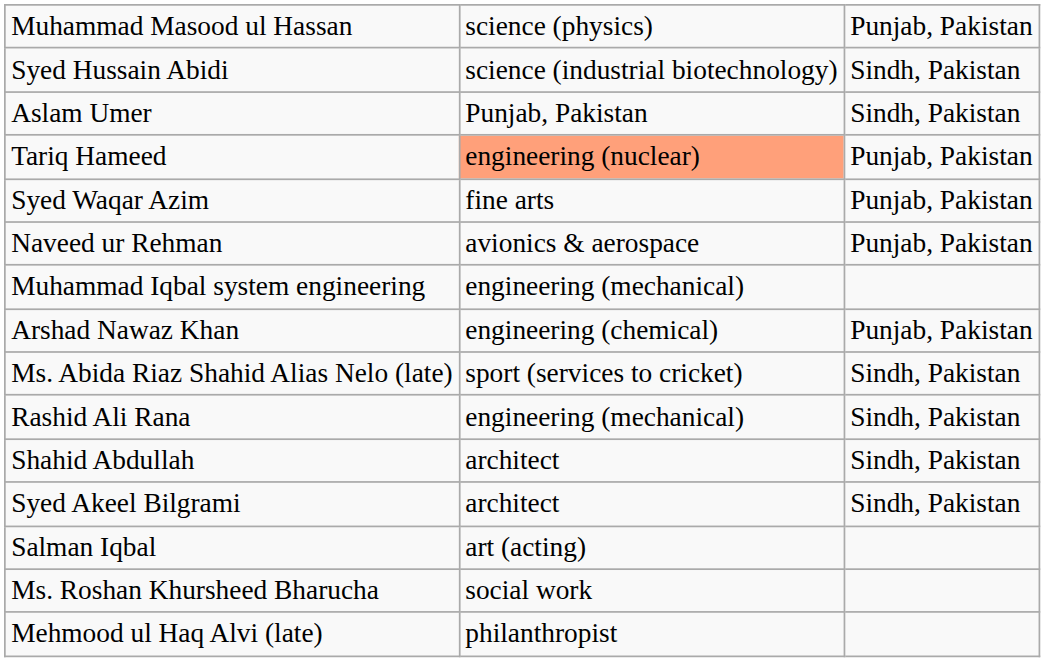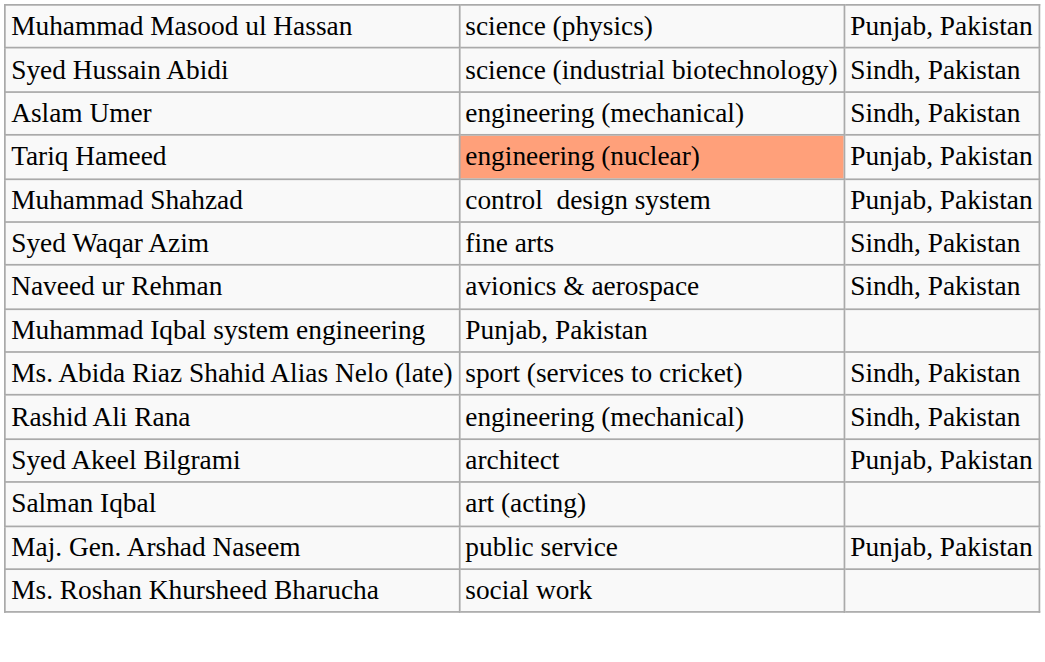(556, 112) Punjab, Pakistan -> (605, 112) engineering (mechanical)
+ row: (127, 199)
(941, 199) Punjab, Pakistan -> (935, 243) Sindh, Pakistan
(941, 243) Punjab, Pakistan -> (935, 286) Sindh, Pakistan
(605, 286) engineering (mechanical) -> (556, 329) Punjab, Pakistan
- row: (125, 329)
- row: (103, 460)
(935, 503) Sindh, Pakistan -> (941, 460) Punjab, Pakistan
+ row: (156, 546)
- row: (167, 633)
